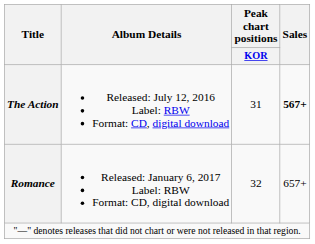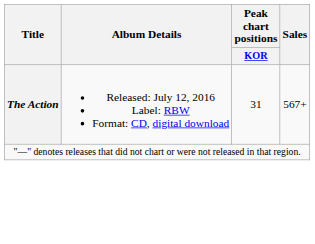(295, 104) bold -> (295, 104) normal
- row: (33, 183)
